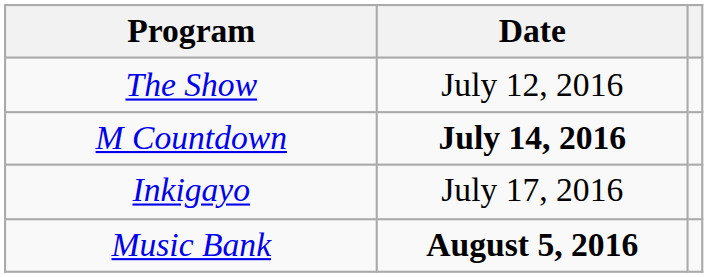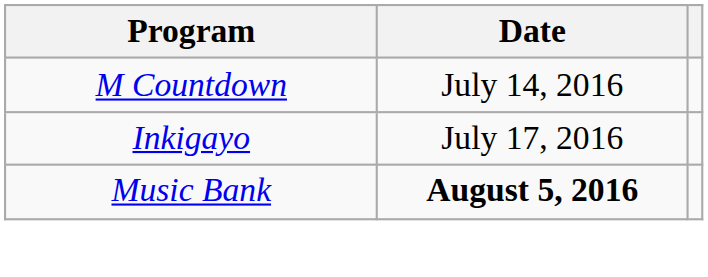- row: (191, 84)
(532, 137) bold -> (532, 84) normal
